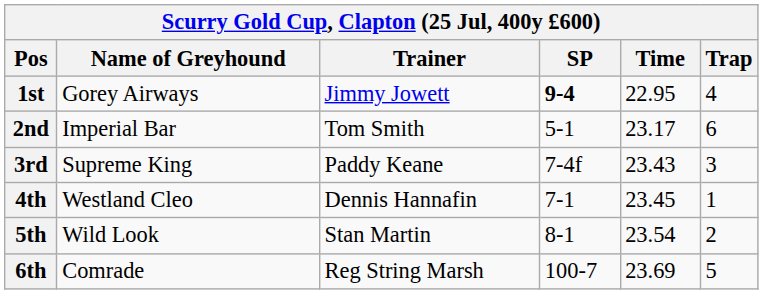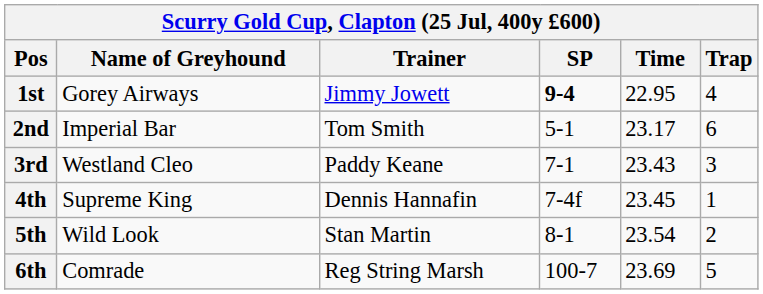(127, 164) Supreme King -> (128, 164) Westland Cleo
(563, 164) 7-4f -> (560, 164) 7-1
(128, 199) Westland Cleo -> (127, 199) Supreme King
(560, 199) 7-1 -> (563, 199) 7-4f
